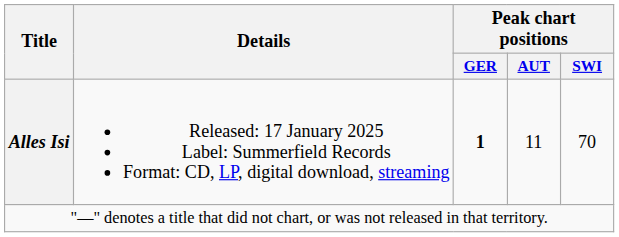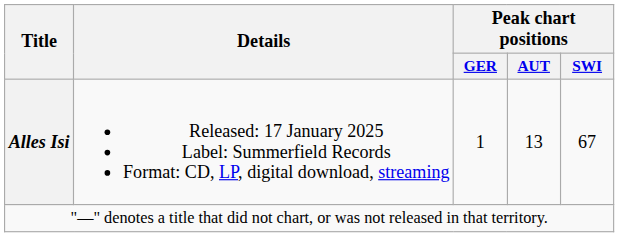(480, 141) bold -> (480, 141) normal
(534, 141) 11 -> (534, 141) 13
(587, 141) 70 -> (587, 141) 67
